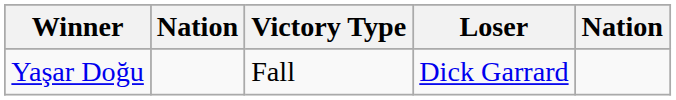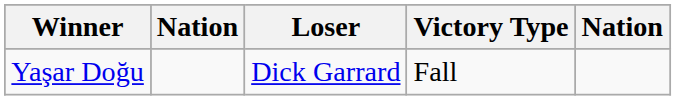columns swapped: (329, 26) <-> (494, 26)
